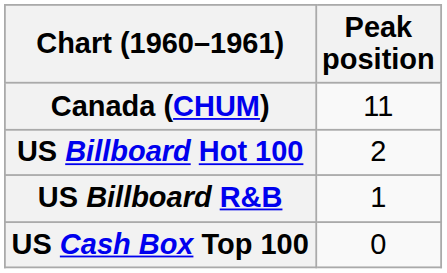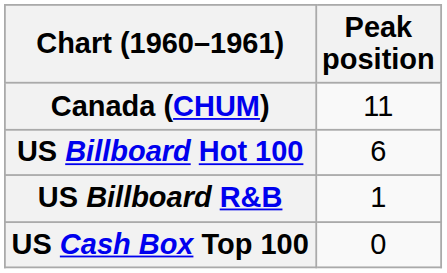(378, 151) 2 -> (378, 151) 6
